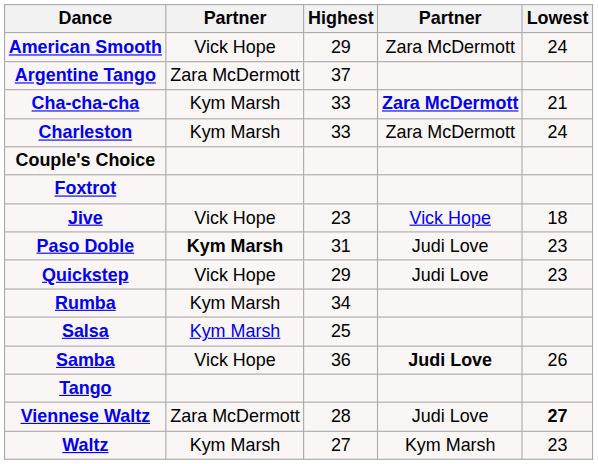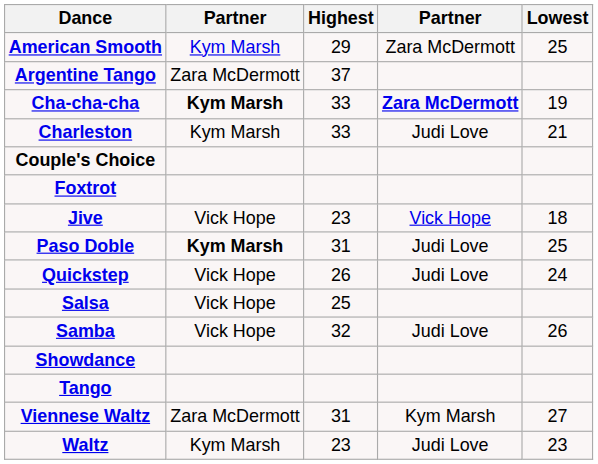(235, 47) Vick Hope -> (235, 47) Kym Marsh
(558, 47) 24 -> (558, 47) 25
(235, 103) normal -> (235, 103) bold
(558, 103) 21 -> (558, 103) 19
(450, 132) Zara McDermott -> (450, 132) Judi Love
(558, 132) 24 -> (558, 132) 21
(558, 246) 23 -> (558, 246) 25
(341, 274) 29 -> (341, 274) 26
(558, 274) 23 -> (558, 274) 24
- row: (85, 302)
(235, 331) Kym Marsh -> (235, 302) Vick Hope
(341, 359) 36 -> (341, 331) 32
(450, 359) bold -> (450, 331) normal
+ row: (85, 359)
(341, 416) 28 -> (341, 416) 31
(450, 416) Judi Love -> (450, 416) Kym Marsh
(558, 416) bold -> (558, 416) normal
(341, 445) 27 -> (341, 445) 23
(450, 445) Kym Marsh -> (450, 445) Judi Love
